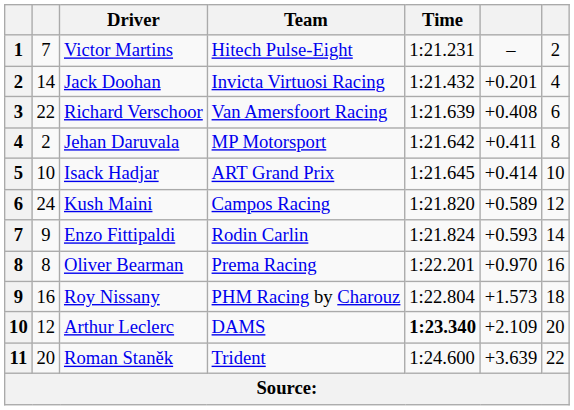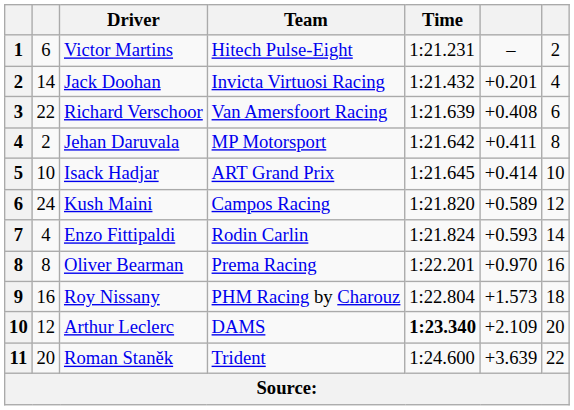(46, 50) 7 -> (46, 50) 6
(46, 234) 9 -> (46, 234) 4
